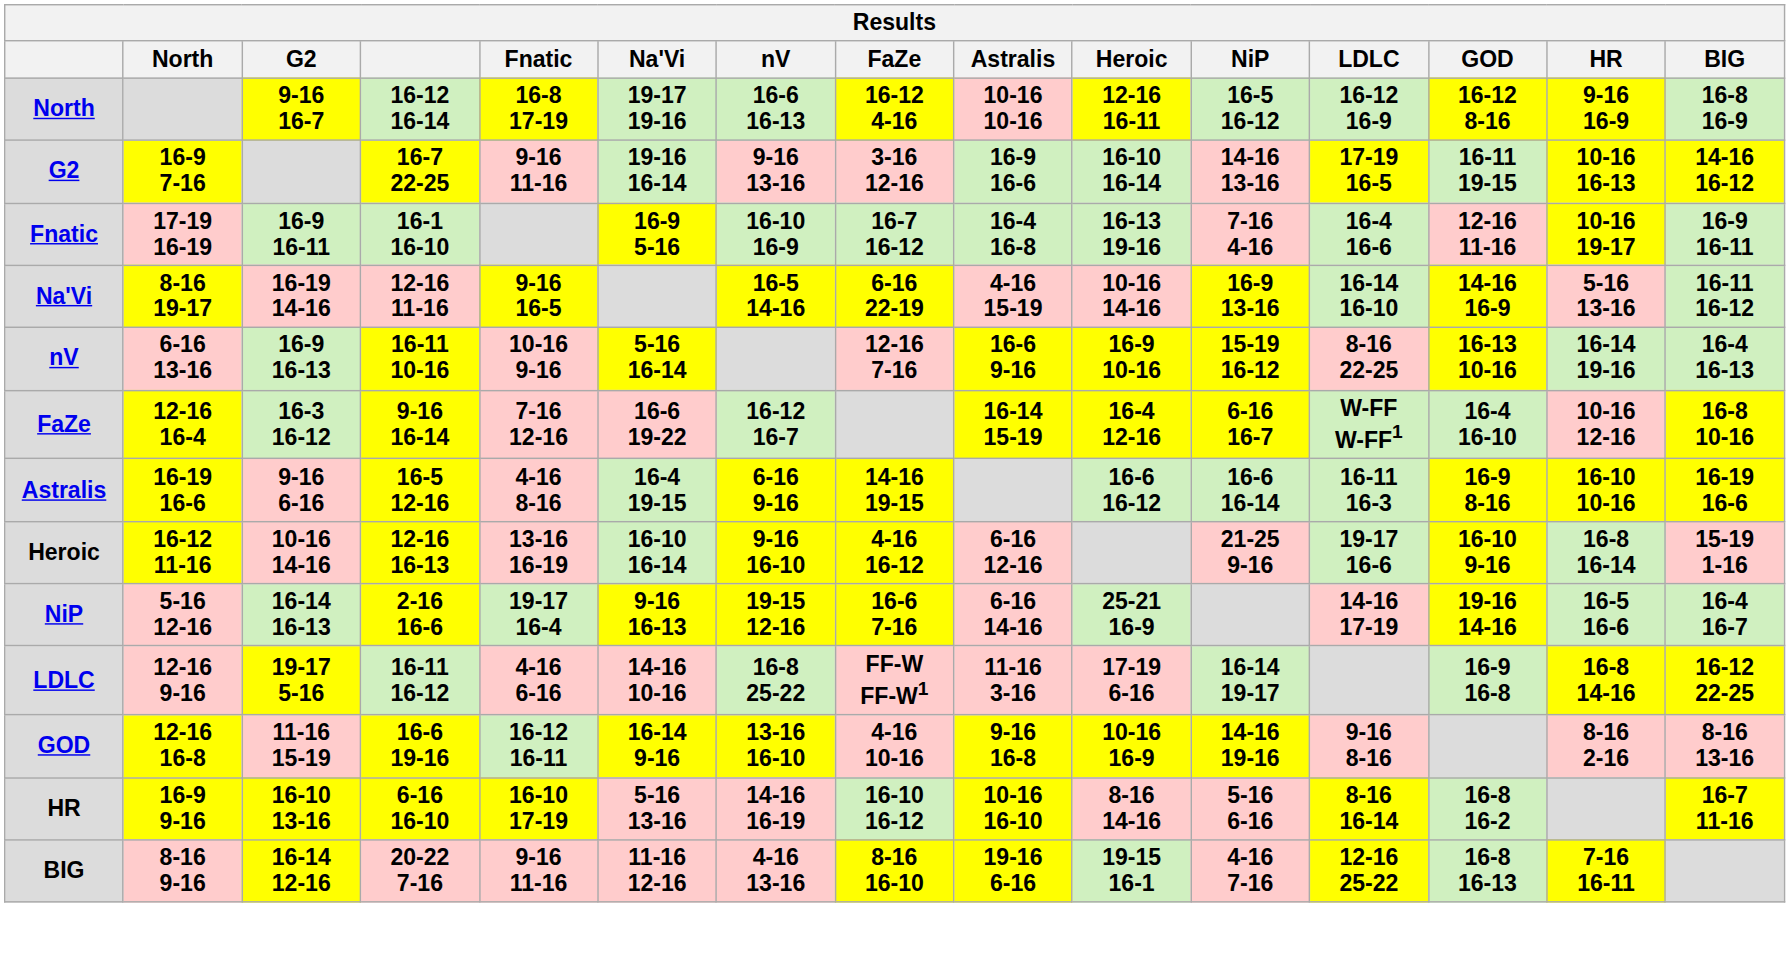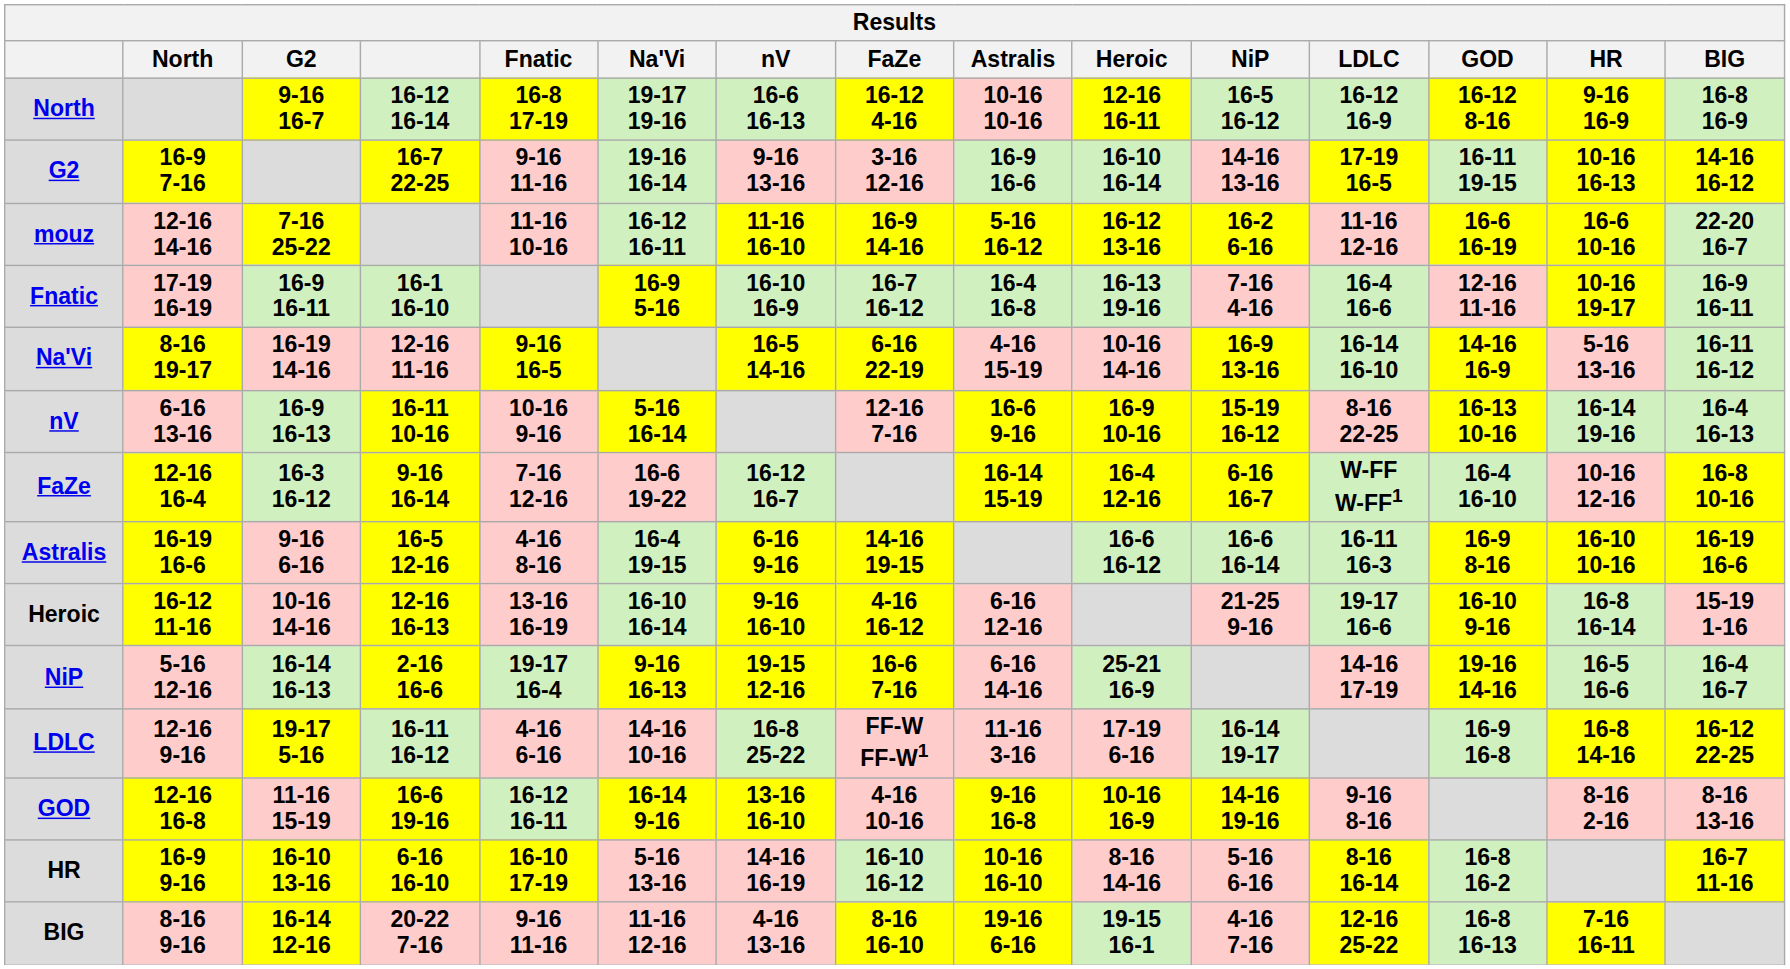+ row: (64, 233)
